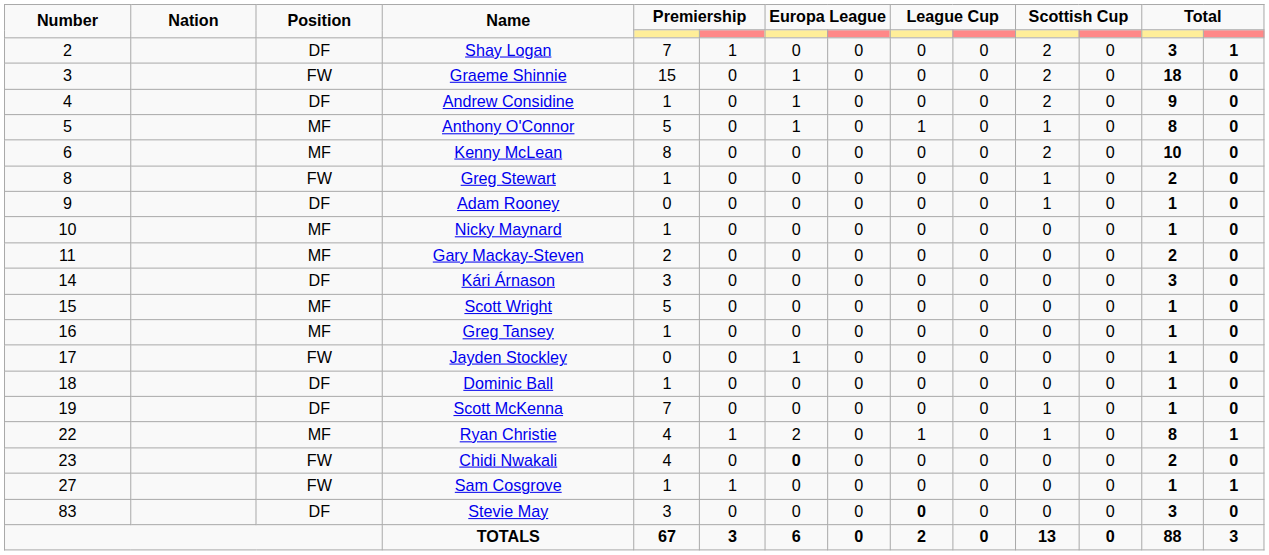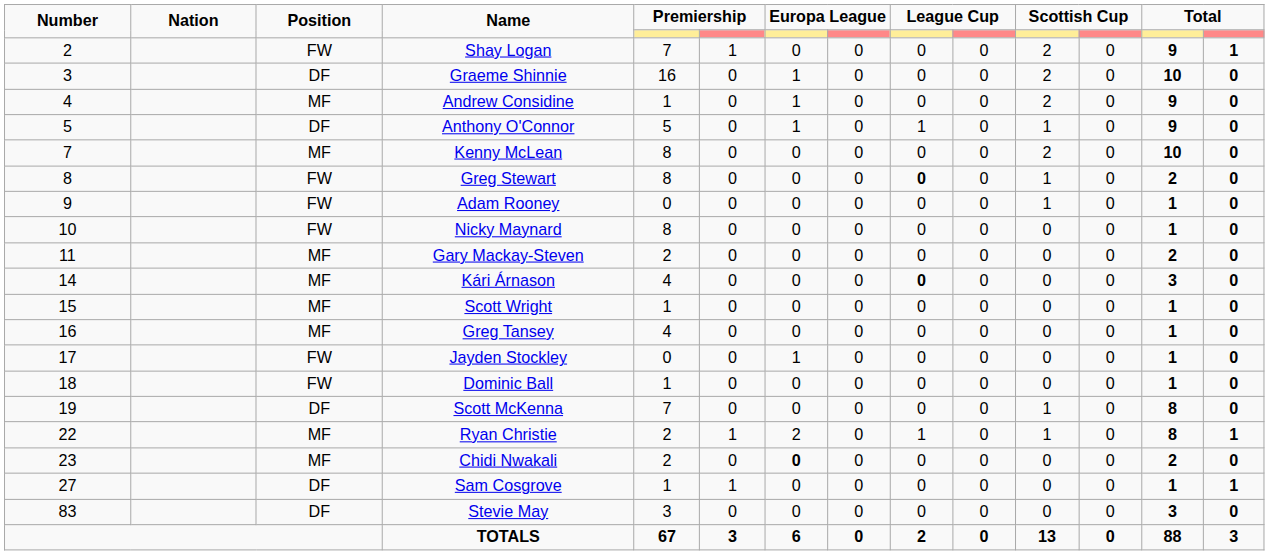(319, 50) DF -> (319, 50) FW
(1172, 50) 3 -> (1172, 50) 9
(319, 76) FW -> (319, 76) DF
(667, 76) 15 -> (667, 76) 16
(1172, 76) 18 -> (1172, 76) 10
(319, 101) DF -> (319, 101) MF
(319, 127) MF -> (319, 127) DF
(1172, 127) 8 -> (1172, 127) 9
(67, 152) 6 -> (67, 152) 7
(667, 178) 1 -> (667, 178) 8
(921, 178) normal -> (921, 178) bold
(319, 204) DF -> (319, 204) FW
(319, 229) MF -> (319, 229) FW
(667, 229) 1 -> (667, 229) 8
(319, 281) DF -> (319, 281) MF
(667, 281) 3 -> (667, 281) 4
(921, 281) normal -> (921, 281) bold
(667, 306) 5 -> (667, 306) 1
(667, 332) 1 -> (667, 332) 4
(319, 383) DF -> (319, 383) FW
(1172, 409) 1 -> (1172, 409) 8
(667, 434) 4 -> (667, 434) 2
(319, 460) FW -> (319, 460) MF
(667, 460) 4 -> (667, 460) 2
(319, 486) FW -> (319, 486) DF
(921, 511) bold -> (921, 511) normal
